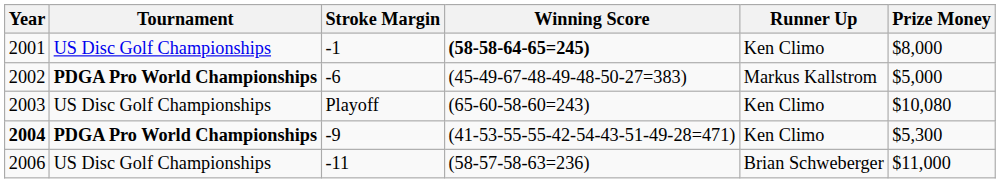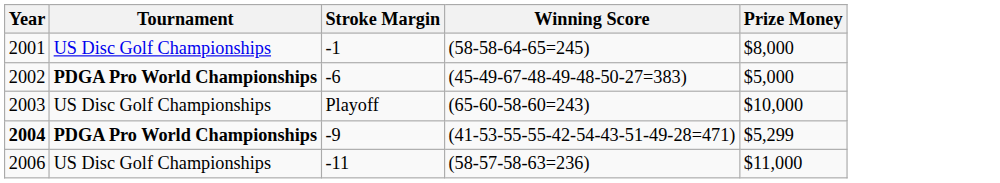- column: (814, 18)
(519, 47) bold -> (519, 47) normal
(922, 105) $10,080 -> (773, 105) $10,000
(917, 134) $5,300 -> (769, 134) $5,299
